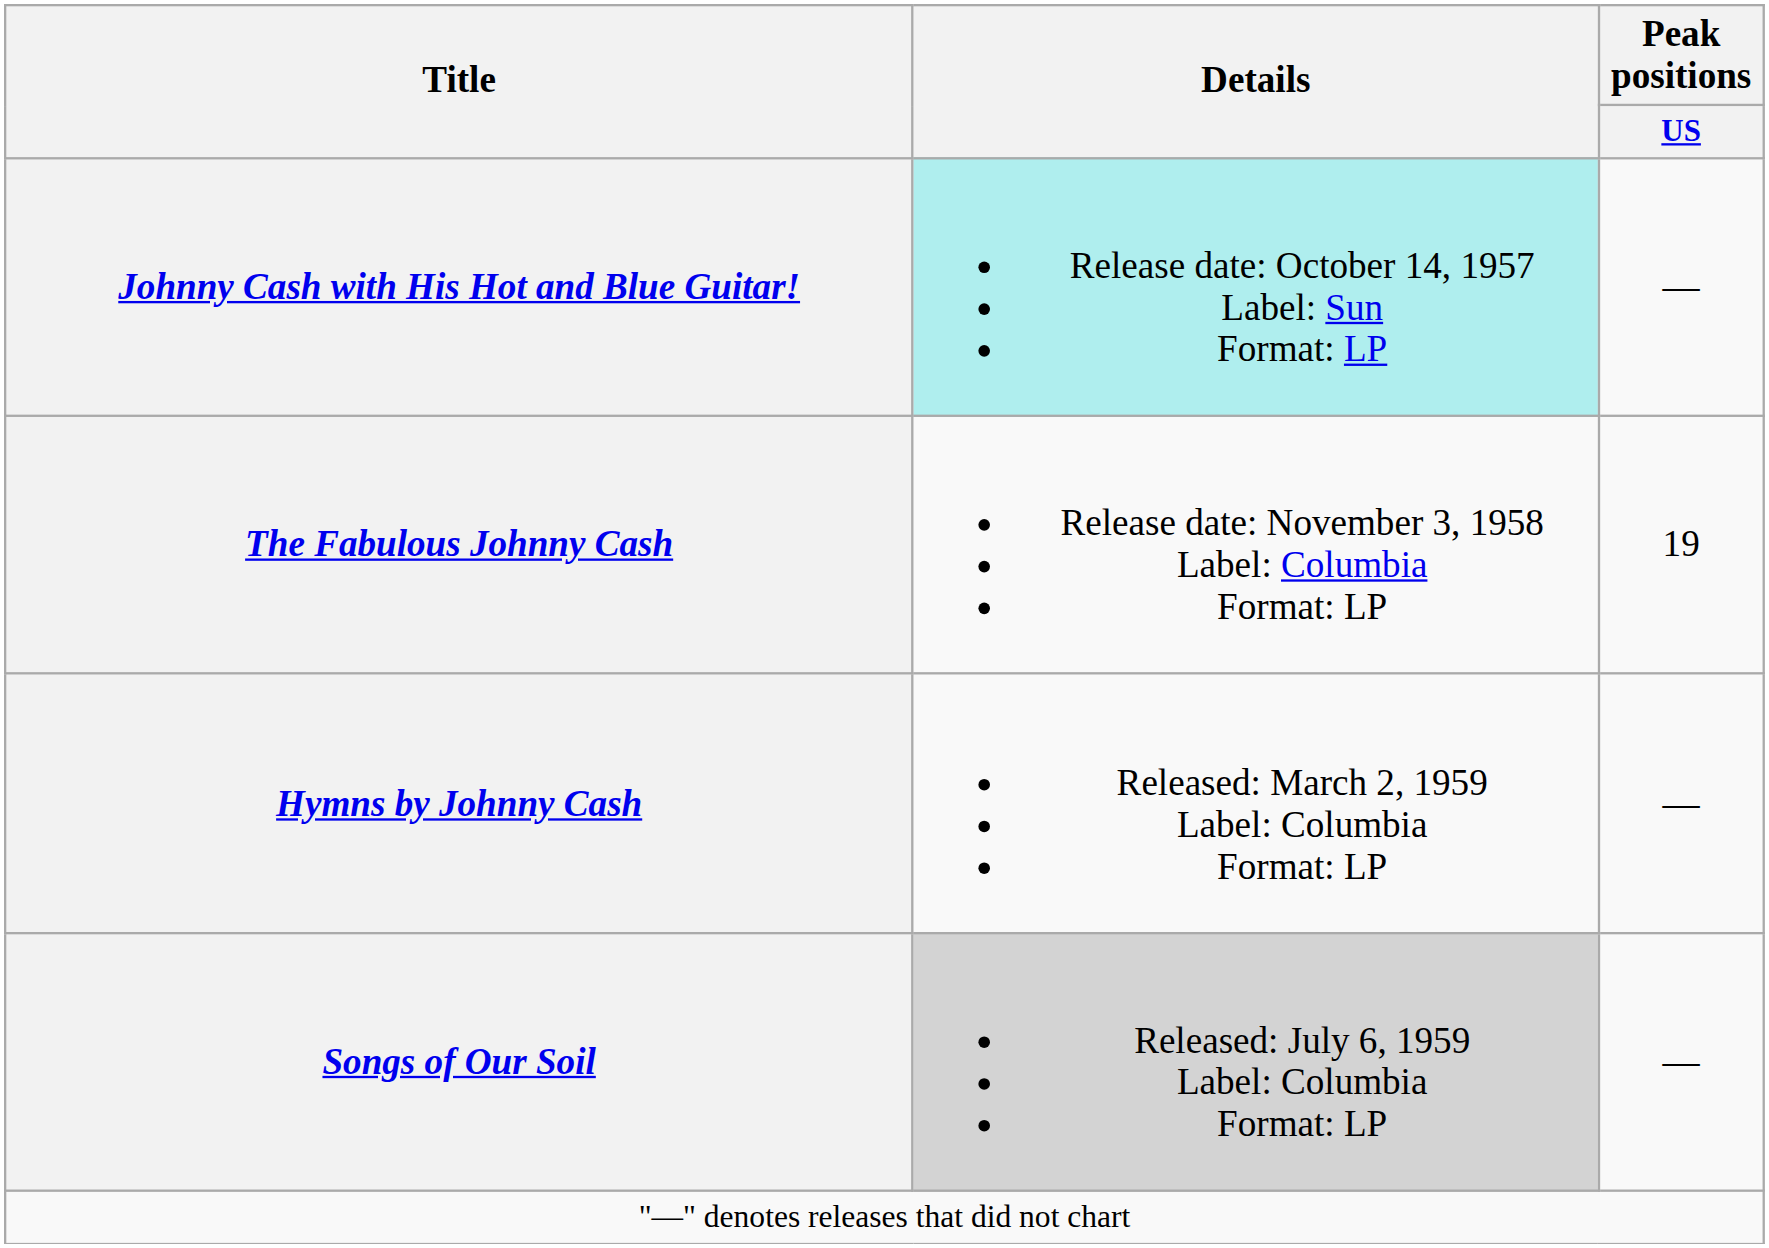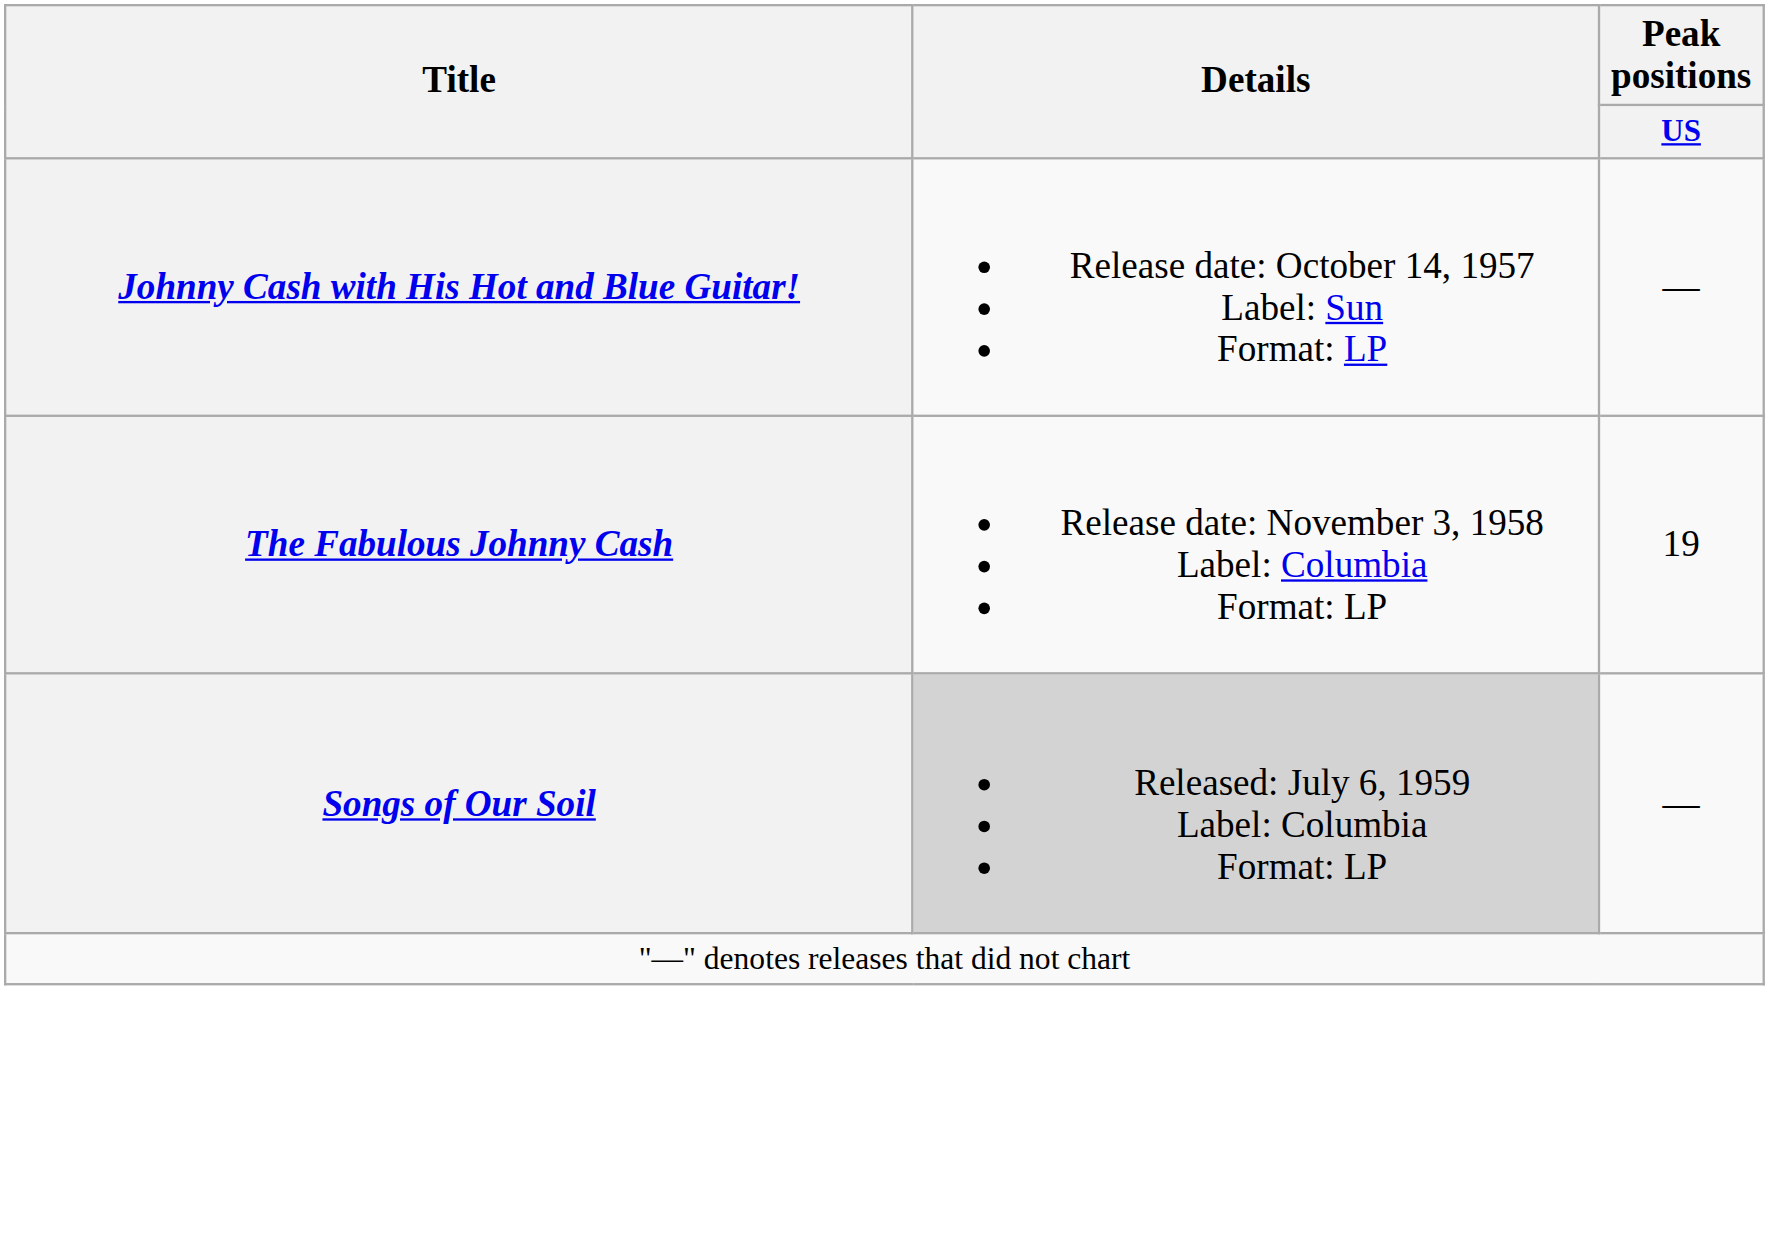(1256, 308) paleturquoise background -> (1256, 308) no background
- row: (459, 802)
